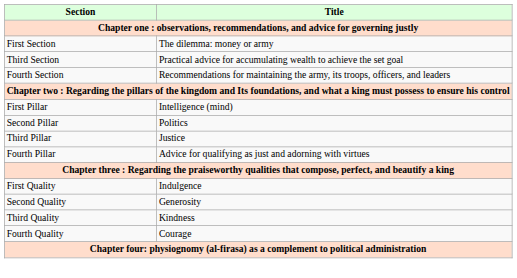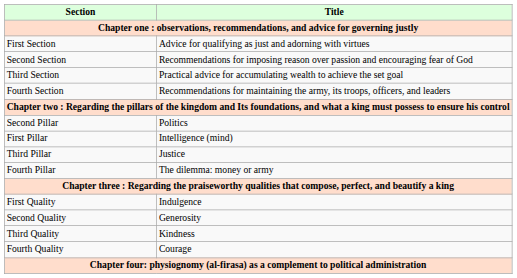(216, 43) The dilemma: money or army -> (264, 43) Advice for qualifying as just and adorning with virtues
+ row: (36, 59)
rows swapped: (27, 107) <-> (32, 122)
(264, 154) Advice for qualifying as just and adorning with virtues -> (216, 170) The dilemma: money or army
